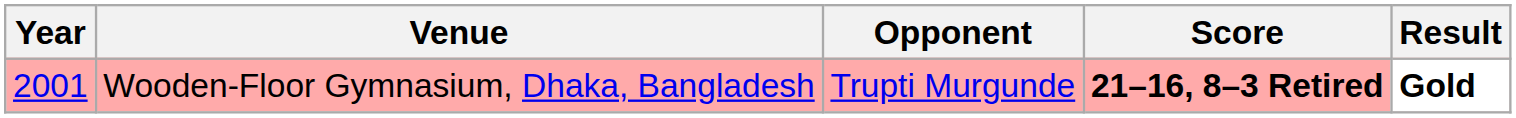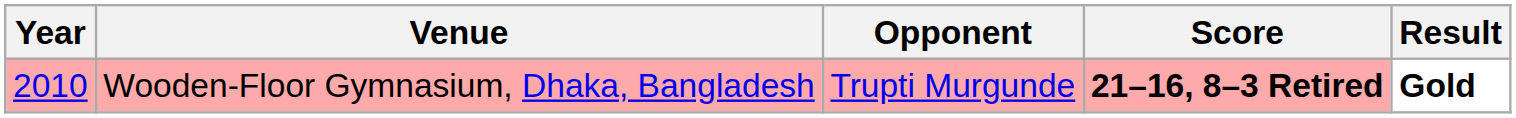(50, 85) 2001 -> (50, 85) 2010
